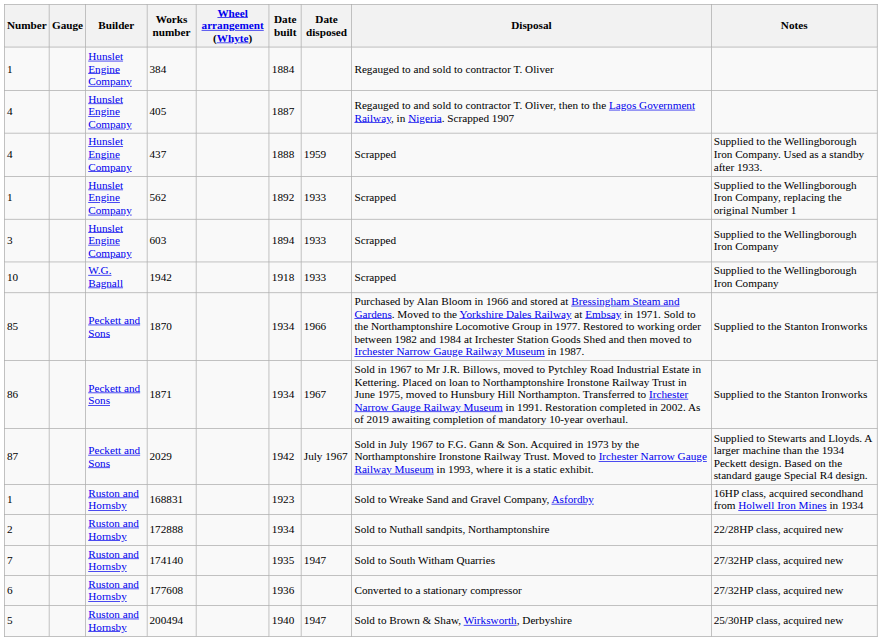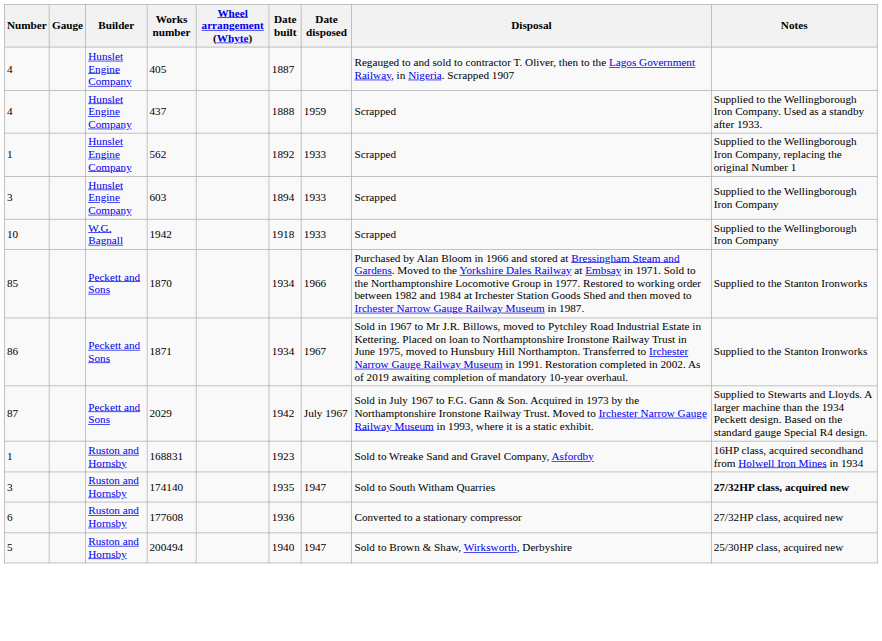- row: (158, 68)
- row: (166, 530)
(10, 560) 7 -> (10, 487) 3
(778, 560) normal -> (781, 487) bold
